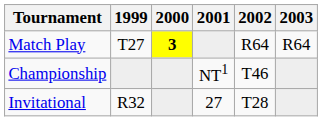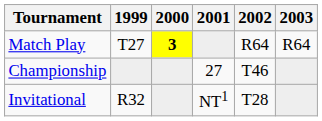(214, 73) NT1 -> (214, 71) 27
(214, 102) 27 -> (214, 100) NT1
